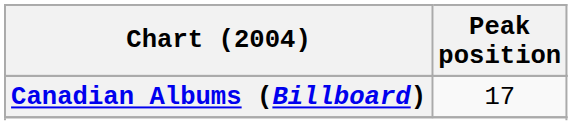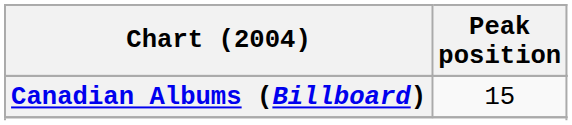(500, 97) 17 -> (500, 97) 15
